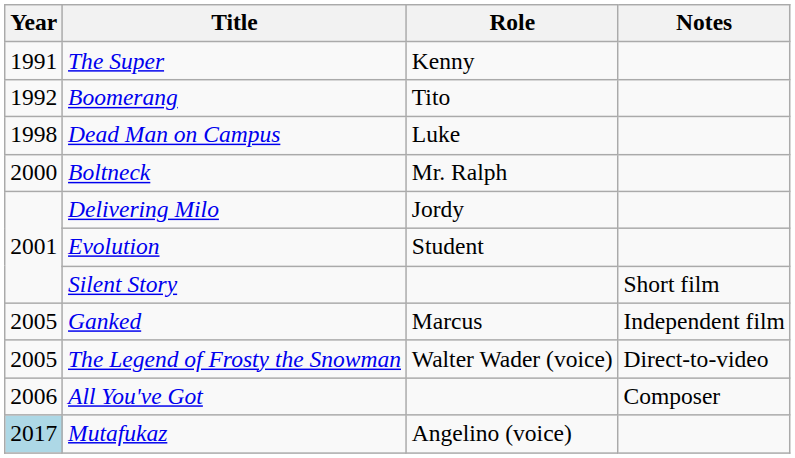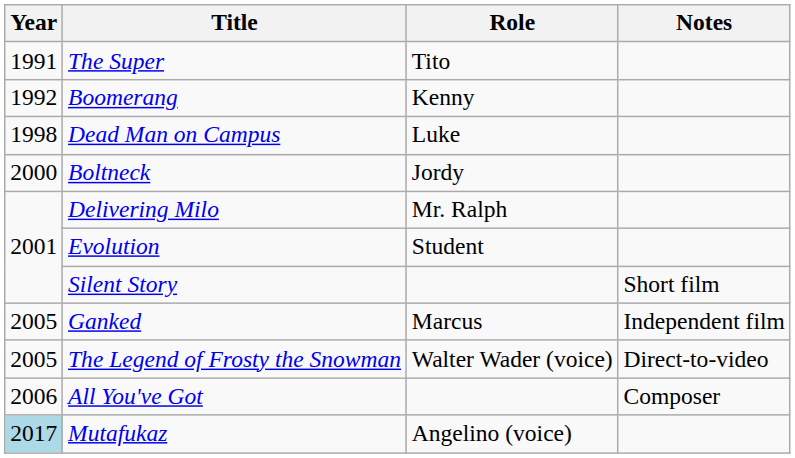(443, 60) Kenny -> (431, 60) Tito
(431, 97) Tito -> (443, 97) Kenny
(460, 172) Mr. Ralph -> (438, 172) Jordy
(438, 209) Jordy -> (460, 209) Mr. Ralph
